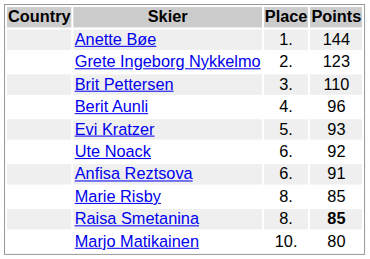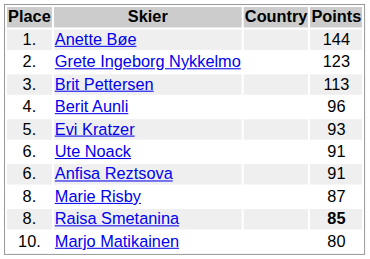columns swapped: (286, 17) <-> (39, 17)
(336, 84) 110 -> (336, 84) 113
(336, 151) 92 -> (336, 151) 91
(336, 196) 85 -> (336, 196) 87
